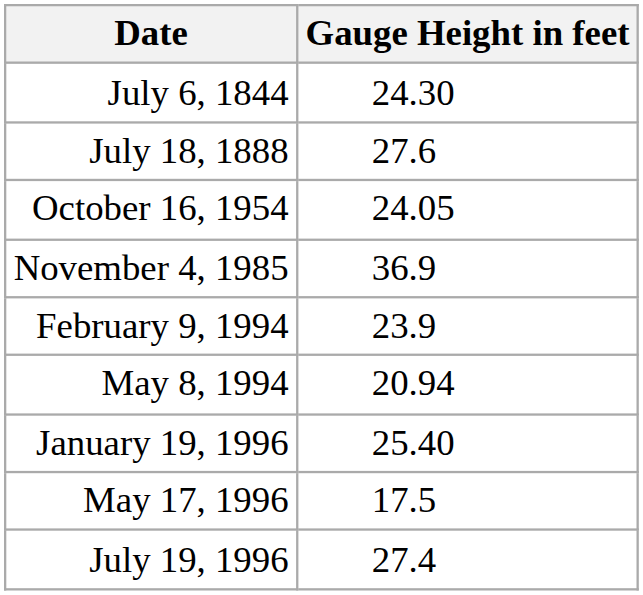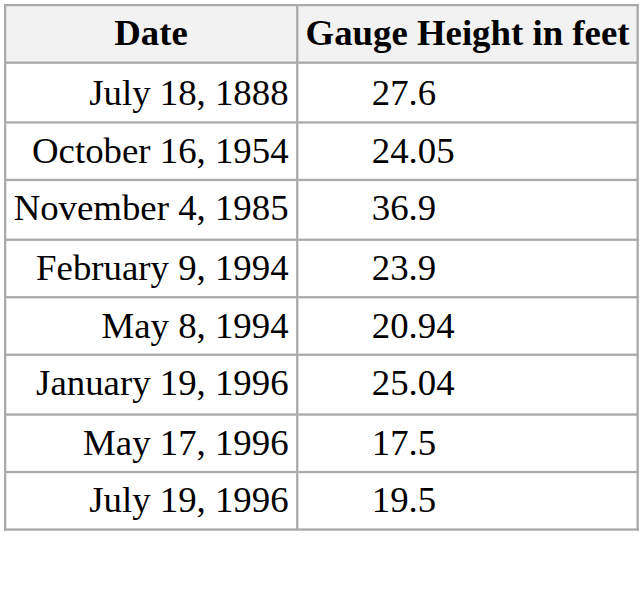- row: (198, 92)
(413, 442) 25.40 -> (413, 383) 25.04
(404, 558) 27.4 -> (404, 500) 19.5
